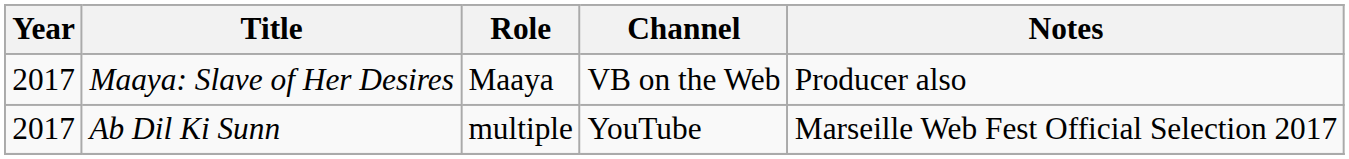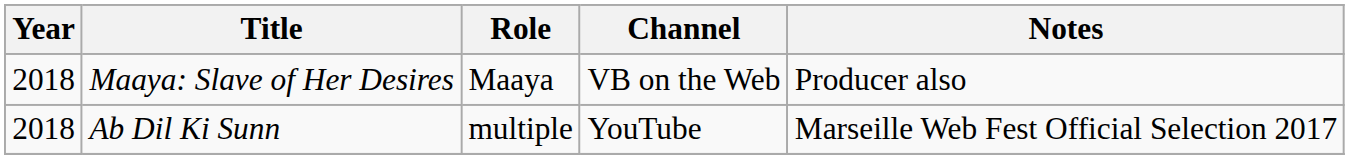(44, 79) 2017 -> (44, 79) 2018
(44, 128) 2017 -> (44, 128) 2018
